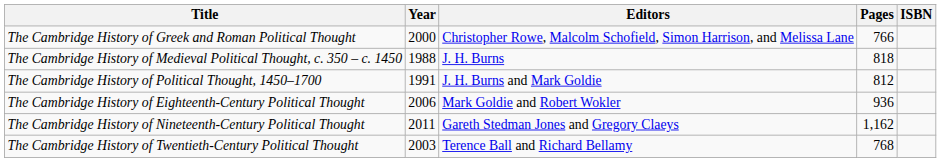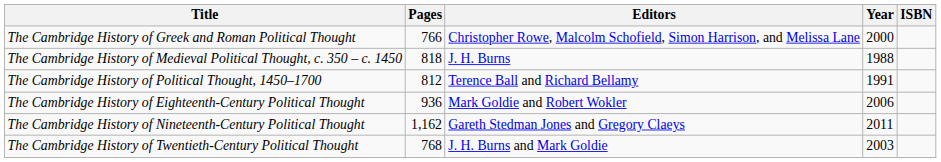columns swapped: (422, 15) <-> (877, 15)
(522, 80) J. H. Burns and Mark Goldie -> (543, 80) Terence Ball and Richard Bellamy
(537, 146) Terence Ball and Richard Bellamy -> (528, 146) J. H. Burns and Mark Goldie
